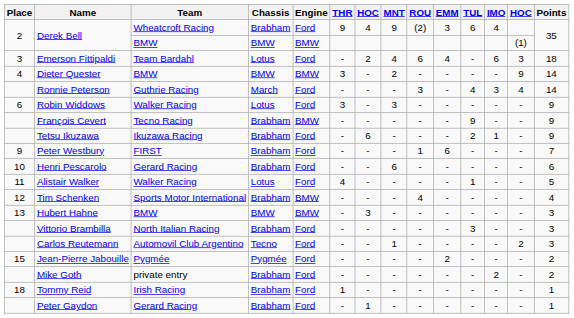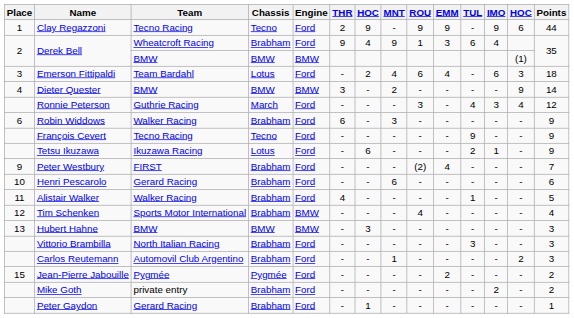+ row: (71, 27)
(420, 27) (2) -> (420, 43) 1
(551, 89) 14 -> (551, 104) 12
(263, 104) Lotus -> (271, 120) Brabham
(342, 104) 3 -> (342, 120) 6
(271, 120) Brabham -> (264, 135) Tecno
(307, 120) BMW -> (305, 135) Ford
(271, 135) Brabham -> (263, 151) Lotus
(420, 151) 1 -> (420, 166) (2)
(447, 151) 6 -> (447, 166) 4
(263, 181) Lotus -> (271, 197) Brabham
(264, 243) Tecno -> (271, 259) Brabham
- row: (64, 290)
